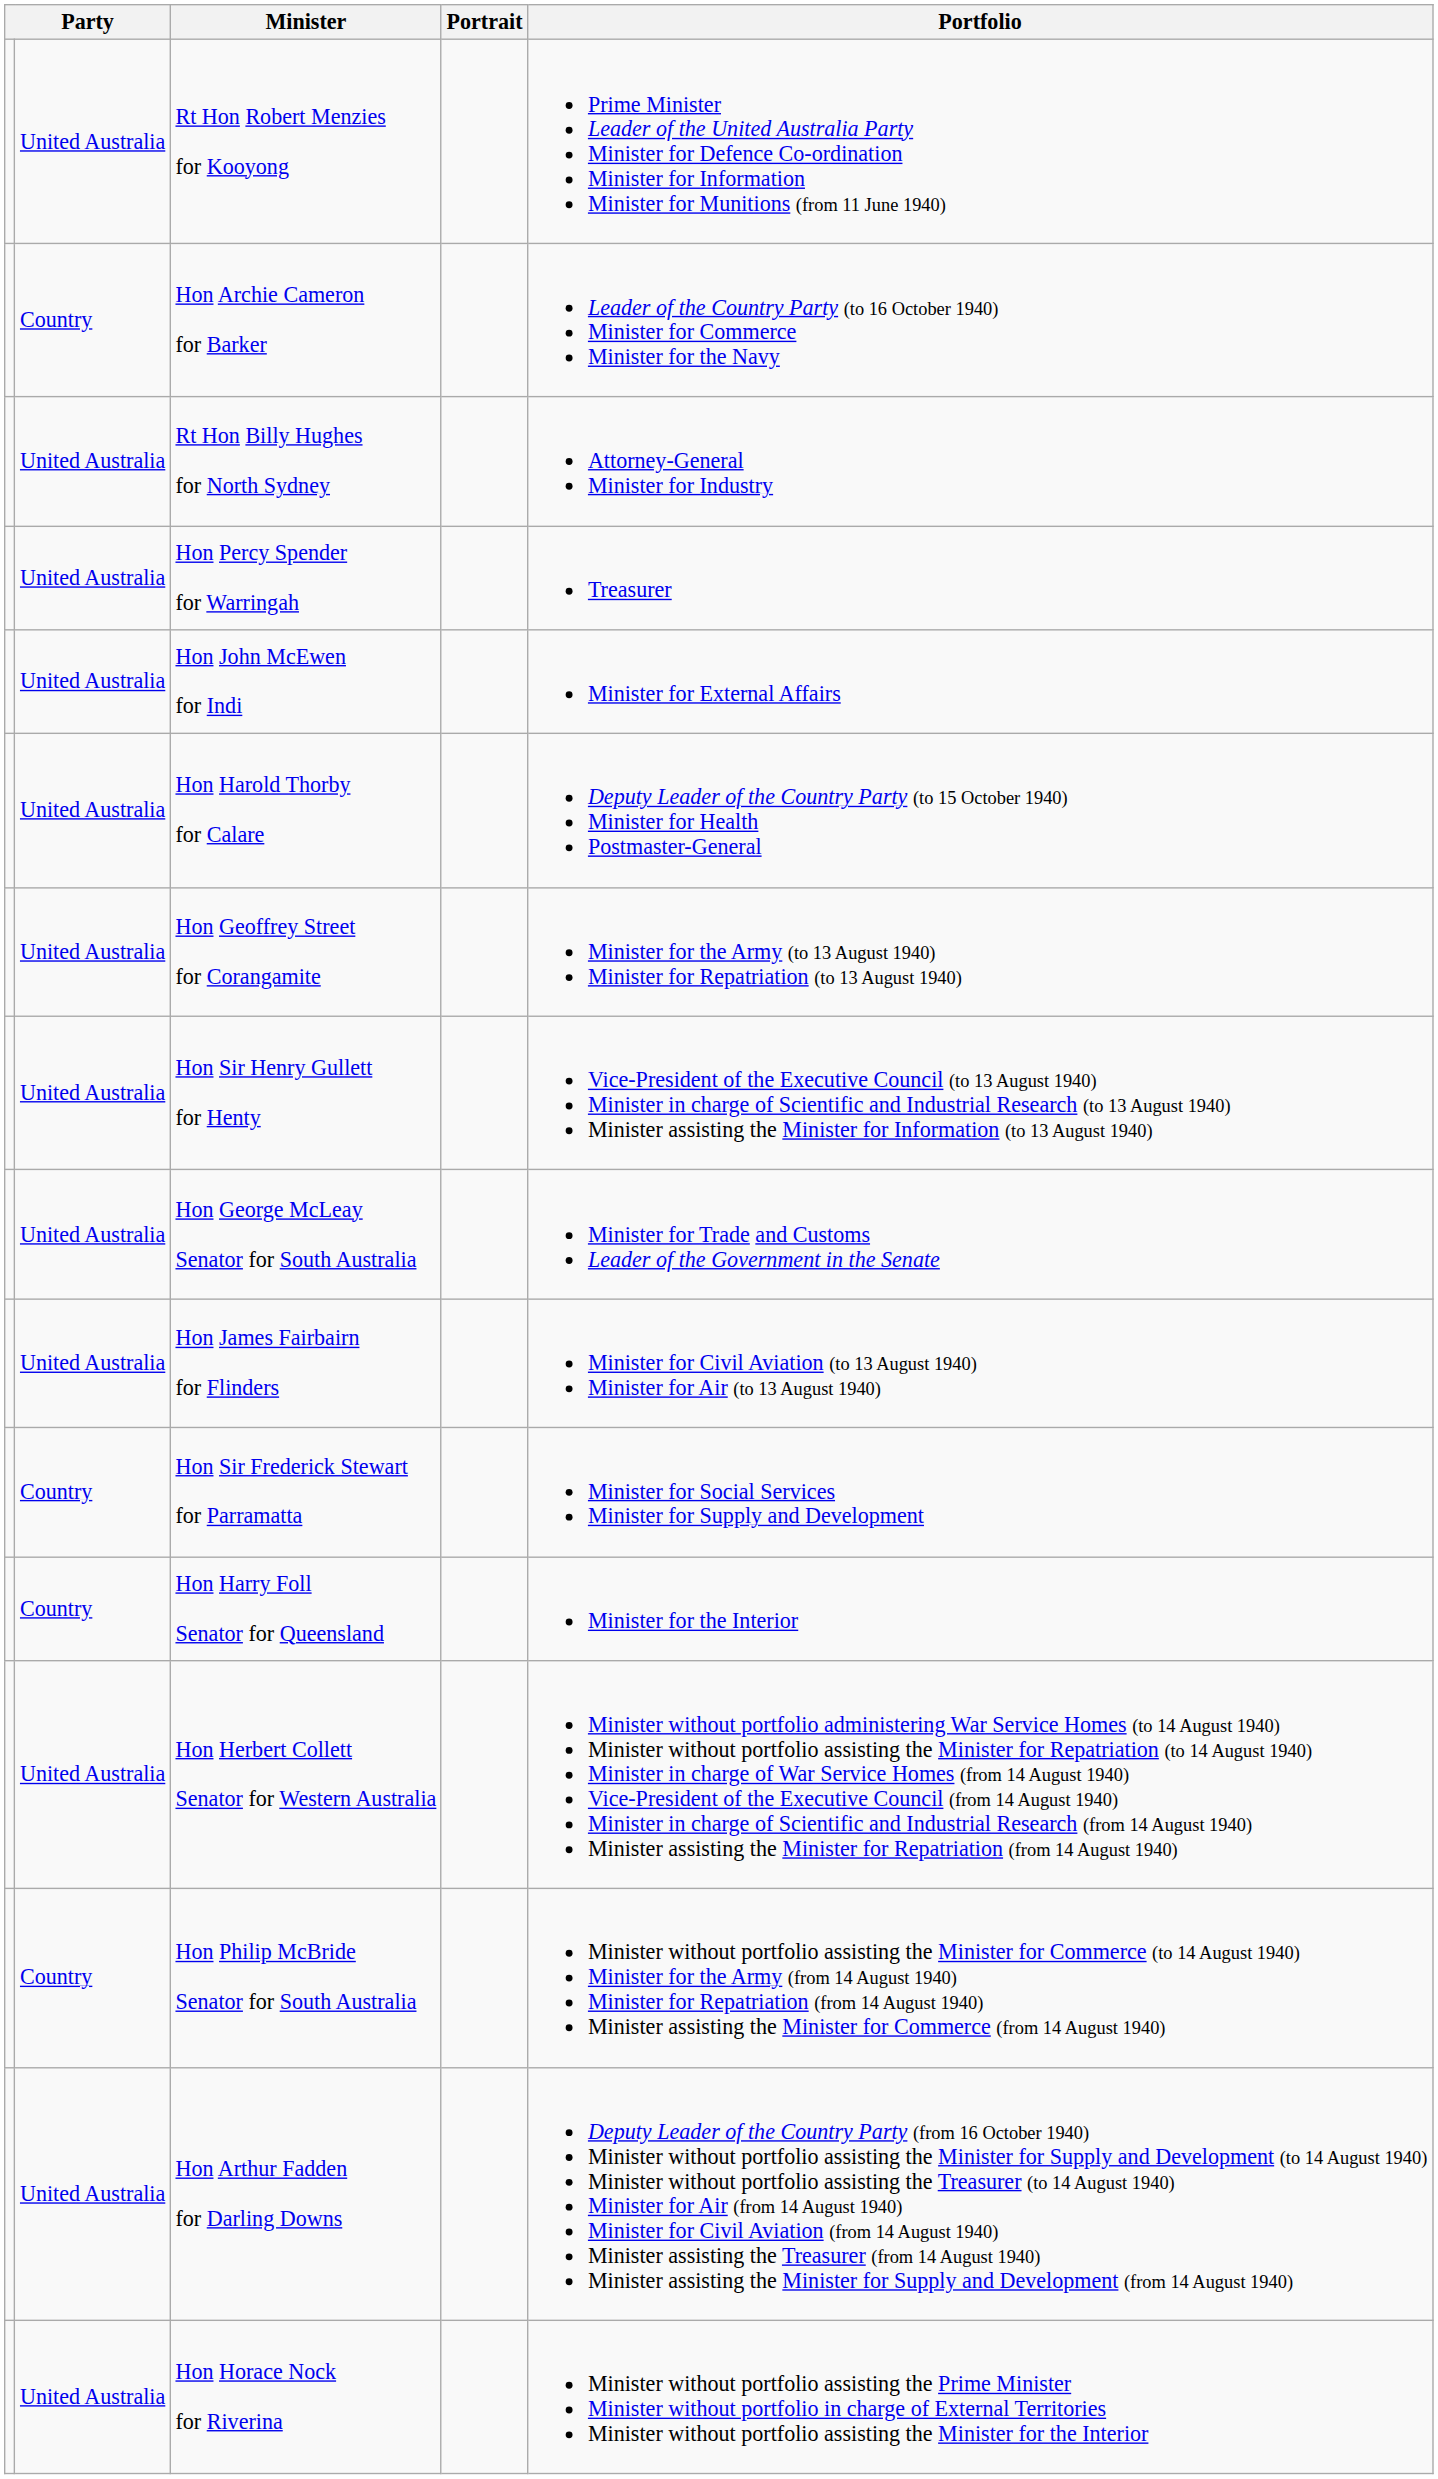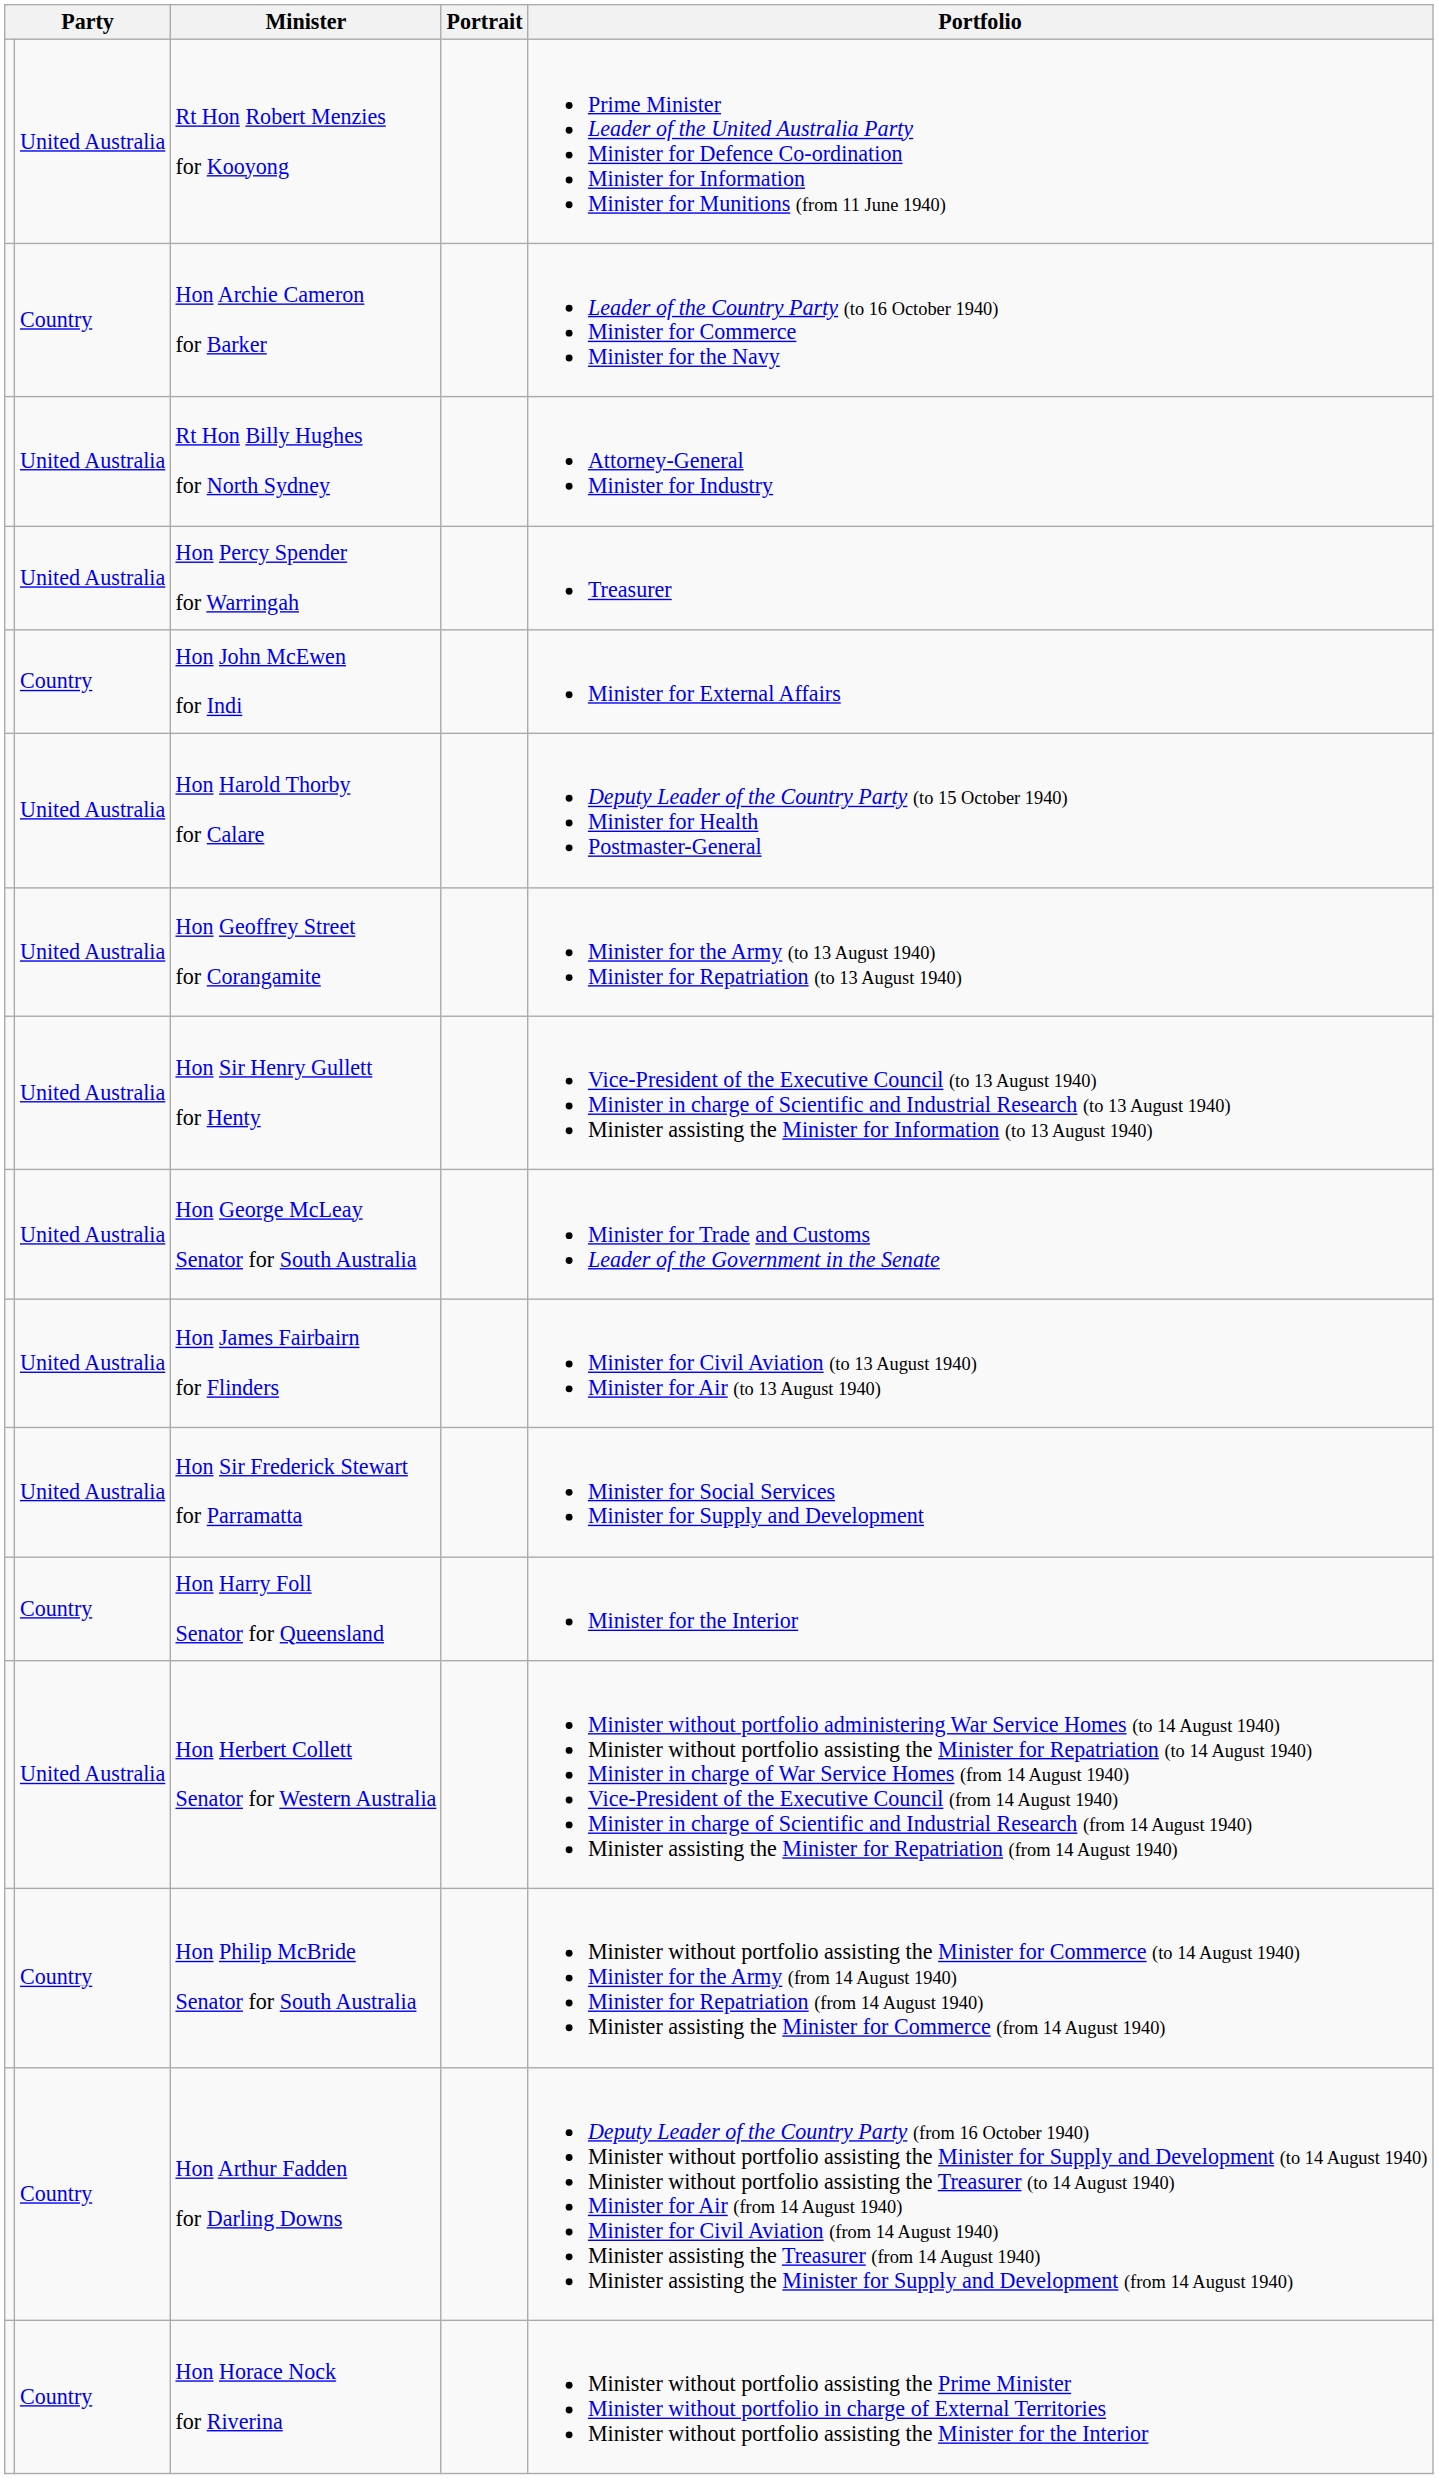(93, 681) United Australia -> (56, 681) Country
(56, 1491) Country -> (93, 1491) United Australia
(93, 2193) United Australia -> (56, 2193) Country
(93, 2396) United Australia -> (56, 2396) Country
